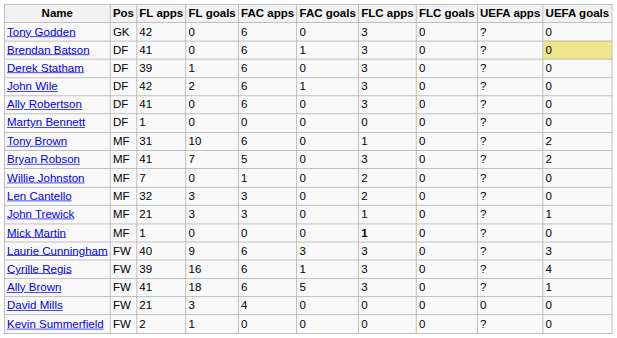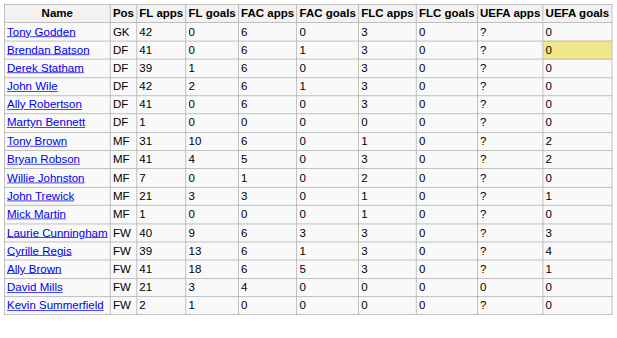(192, 159) 7 -> (192, 159) 4
- row: (39, 196)
(364, 232) bold -> (364, 214) normal
(195, 269) 16 -> (195, 251) 13
